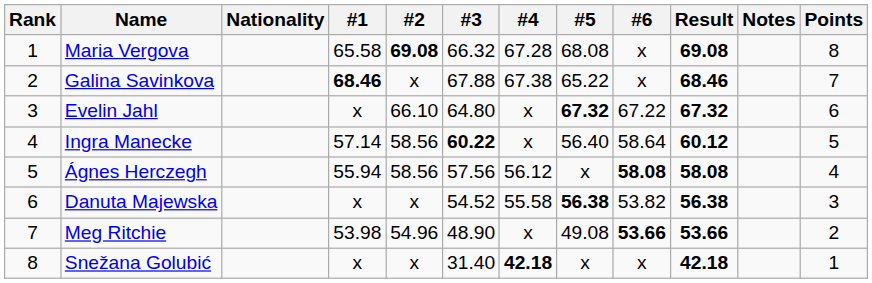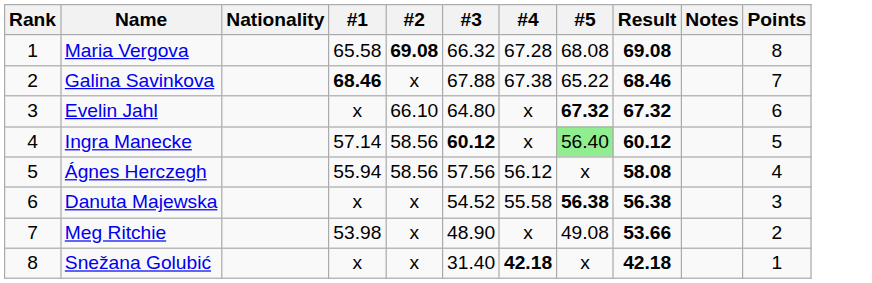- column: (642, 19)
(471, 141) 60.22 -> (471, 141) 60.12
(585, 141) no background -> (585, 141) lightgreen background
(414, 232) 54.96 -> (414, 232) x
